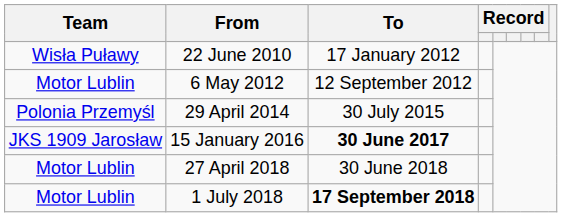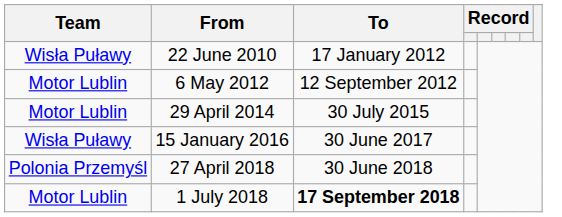(85, 112) Polonia Przemyśl -> (78, 112) Motor Lublin
(85, 140) JKS 1909 Jarosław -> (78, 140) Wisła Puławy
(393, 140) bold -> (378, 140) normal
(85, 169) Motor Lublin -> (78, 169) Polonia Przemyśl
